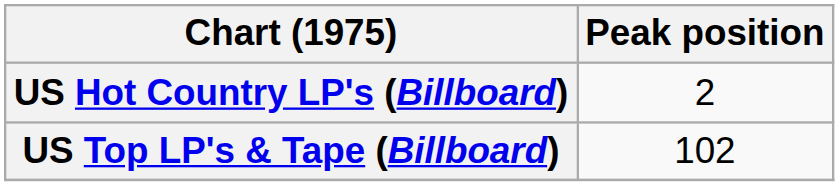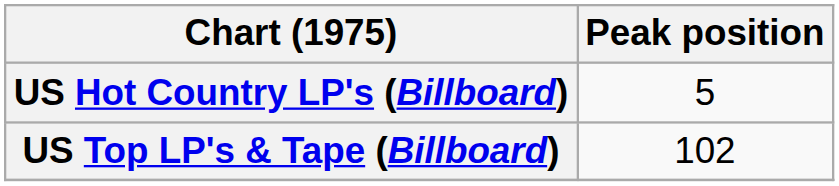(705, 92) 2 -> (705, 92) 5
